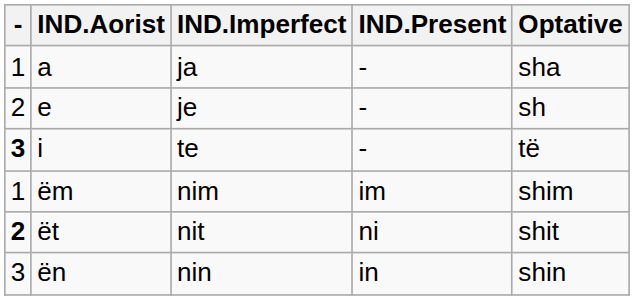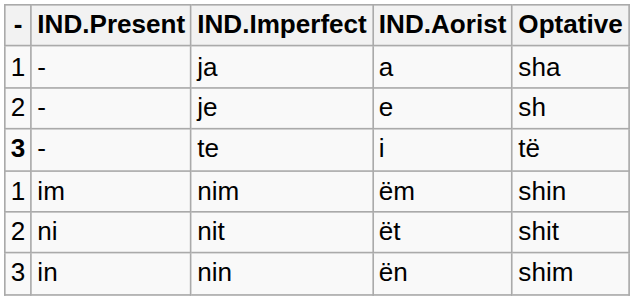columns swapped: (432, 25) <-> (101, 25)
(546, 190) shim -> (542, 190) shin
(18, 231) bold -> (18, 231) normal
(542, 273) shin -> (546, 273) shim
